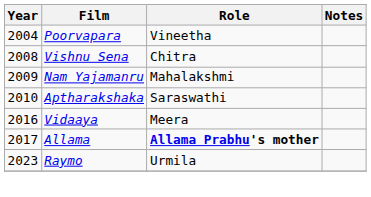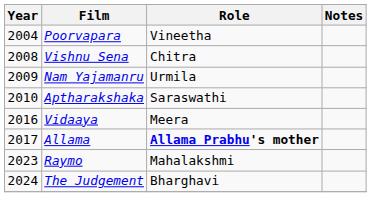(192, 77) Mahalakshmi -> (173, 77) Urmila
(173, 160) Urmila -> (192, 160) Mahalakshmi
+ row: (94, 181)
